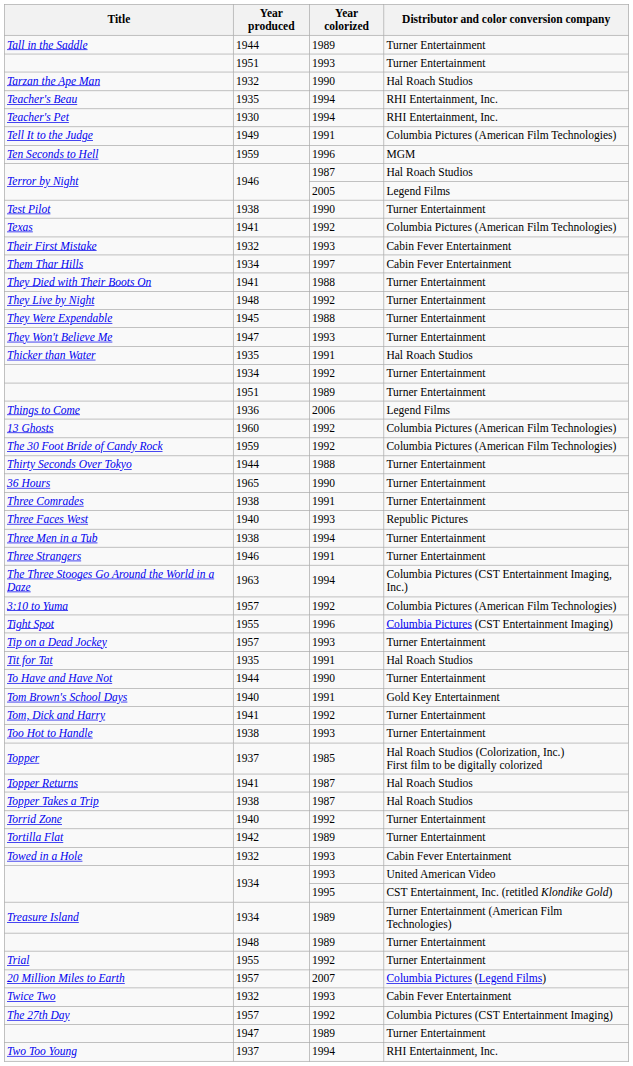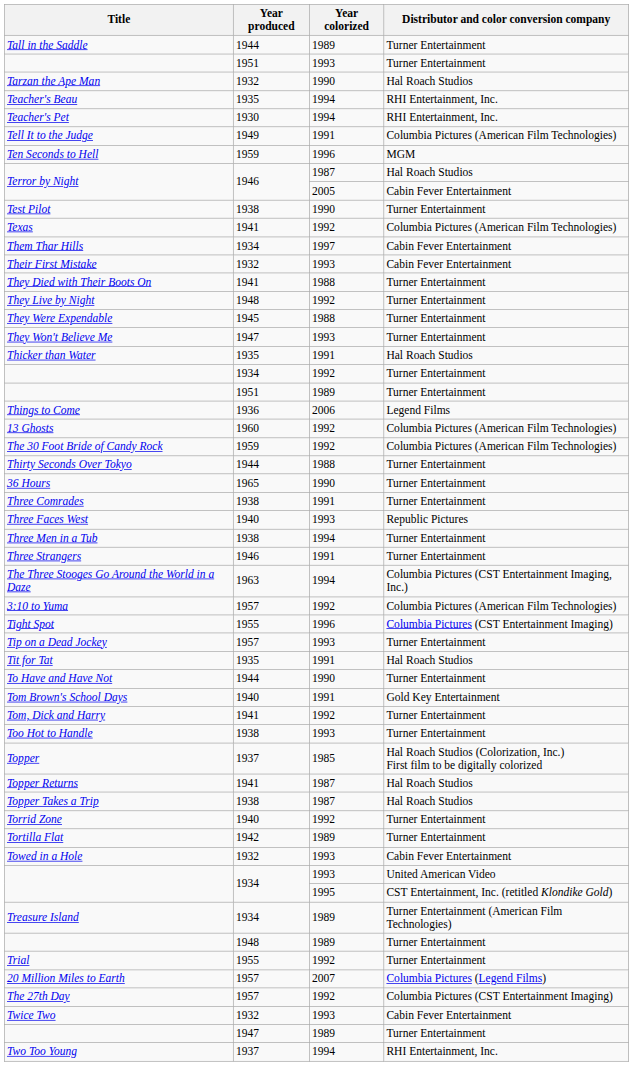(418, 191) Legend Films -> (449, 191) Cabin Fever Entertainment
rows swapped: (52, 245) <-> (45, 264)
rows swapped: (38, 1015) <-> (31, 997)
